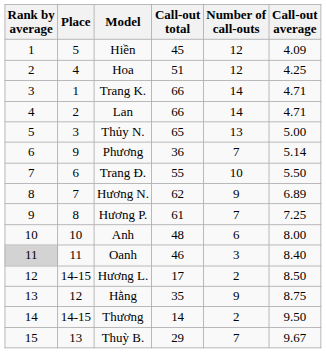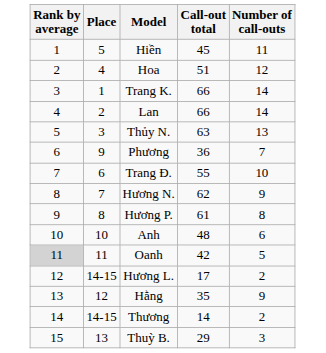- column: (295, 22)
(236, 49) 12 -> (262, 49) 11
(178, 132) 65 -> (203, 132) 63
(236, 214) 7 -> (262, 214) 8
(178, 255) 46 -> (203, 255) 42
(236, 255) 3 -> (262, 255) 5
(236, 337) 7 -> (262, 337) 3
